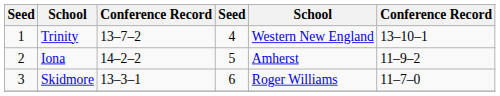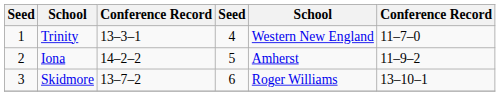(121, 36) 13–7–2 -> (121, 36) 13–3–1
(404, 36) 13–10–1 -> (400, 36) 11–7–0
(121, 79) 13–3–1 -> (121, 79) 13–7–2
(400, 79) 11–7–0 -> (404, 79) 13–10–1
